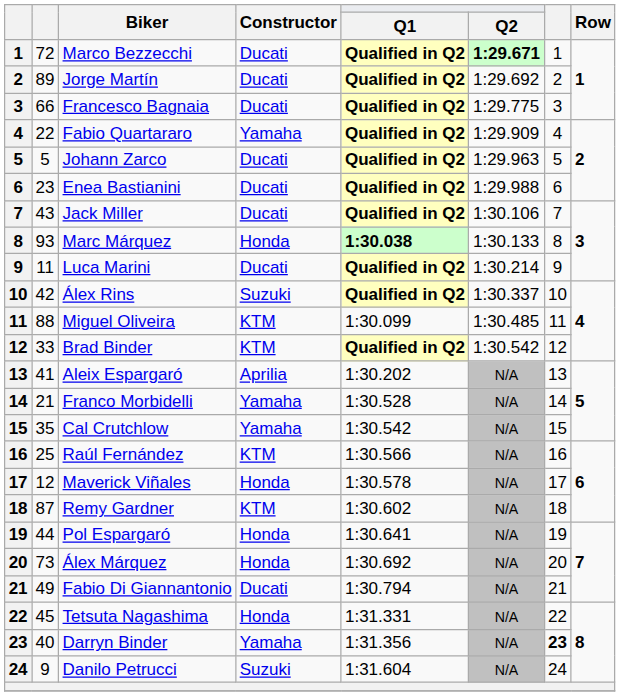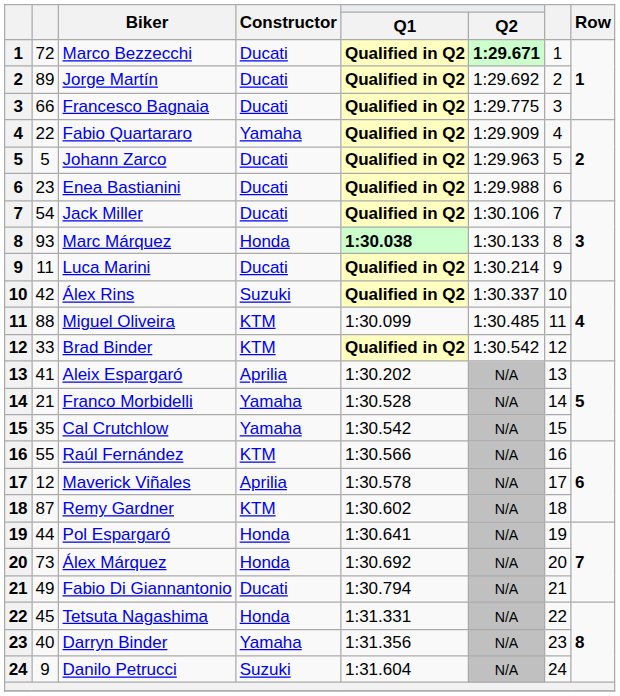(45, 213) 43 -> (45, 213) 54
(45, 454) 25 -> (45, 454) 55
(265, 481) Honda -> (263, 481) Aprilia
(558, 642) bold -> (558, 642) normal
